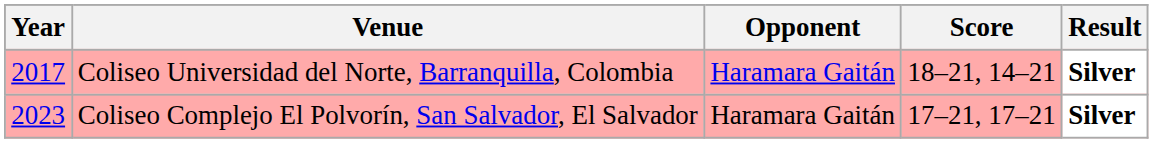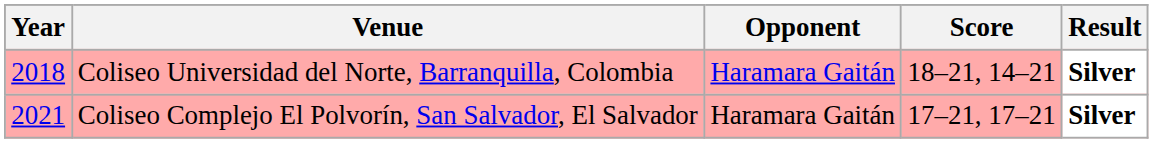(38, 71) 2017 -> (38, 71) 2018
(38, 115) 2023 -> (38, 115) 2021
